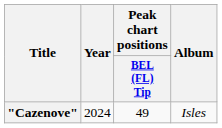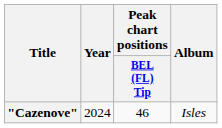(142, 112) 49 -> (142, 112) 46
